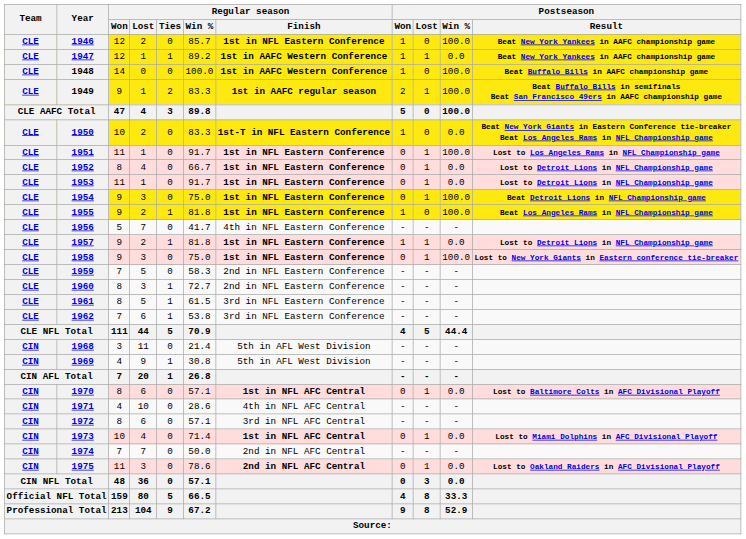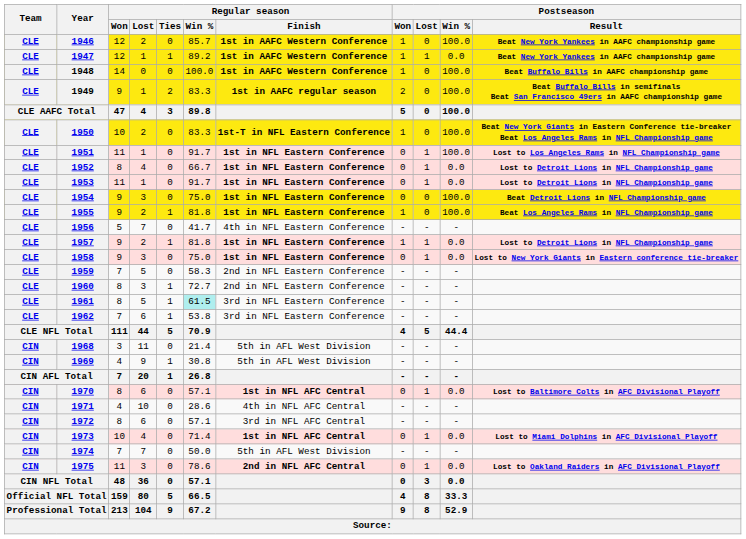(304, 42) 1st in NFL Eastern Conference -> (304, 42) 1st in AAFC Western Conference
(427, 92) 1 -> (427, 92) 0
(456, 133) 0.0 -> (456, 133) 100.0
(427, 198) 1 -> (427, 198) 0
(456, 257) 100.0 -> (456, 257) 0.0
(199, 302) no background -> (199, 302) paleturquoise background
(304, 452) 2nd in NFL AFC Central -> (304, 452) 5th in AFL West Division
